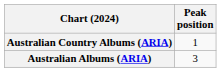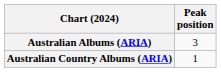rows swapped: (89, 59) <-> (89, 42)
